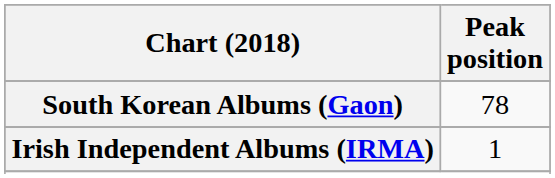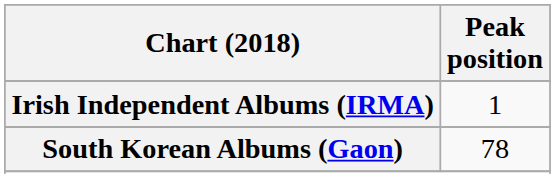rows swapped: (223, 148) <-> (223, 103)
